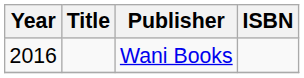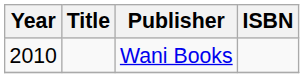(33, 55) 2016 -> (33, 55) 2010
